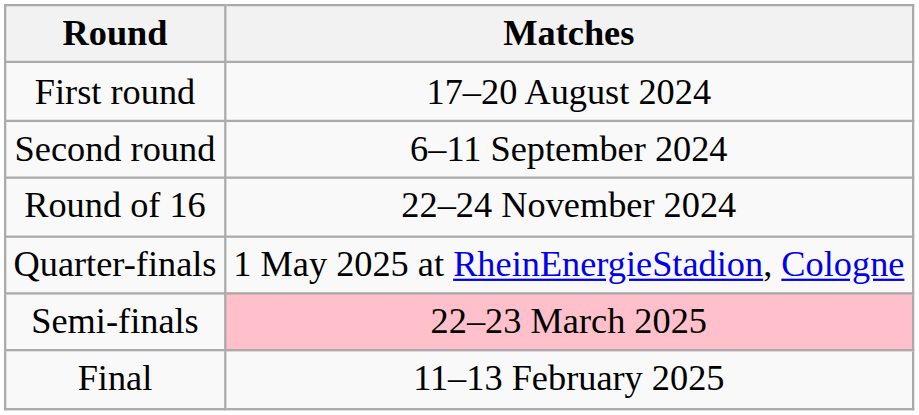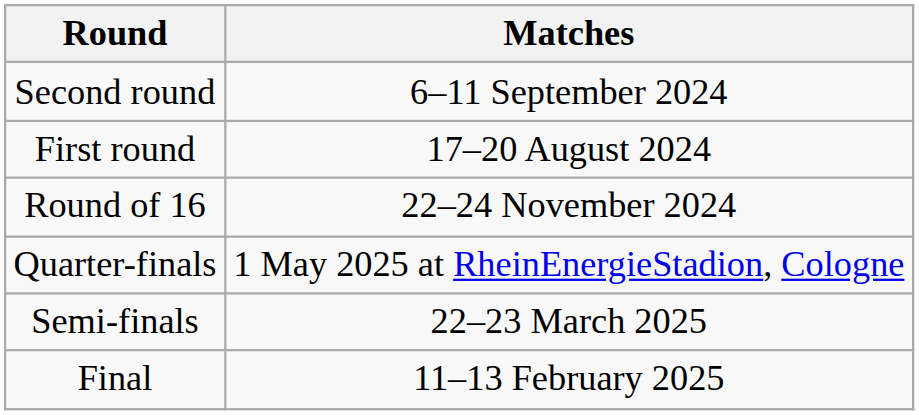rows swapped: (115, 90) <-> (115, 148)
(569, 321) pink background -> (569, 321) no background
